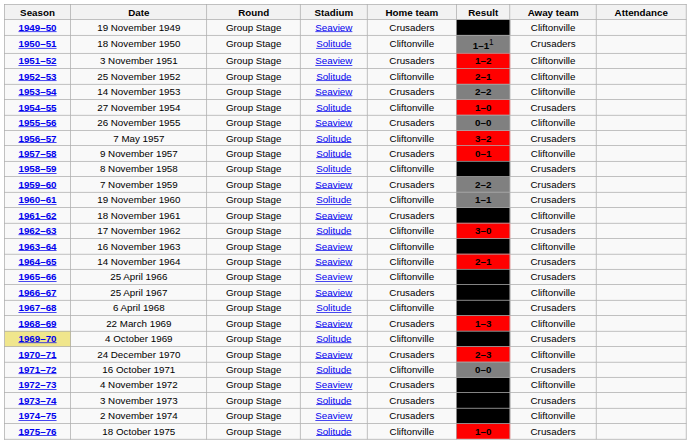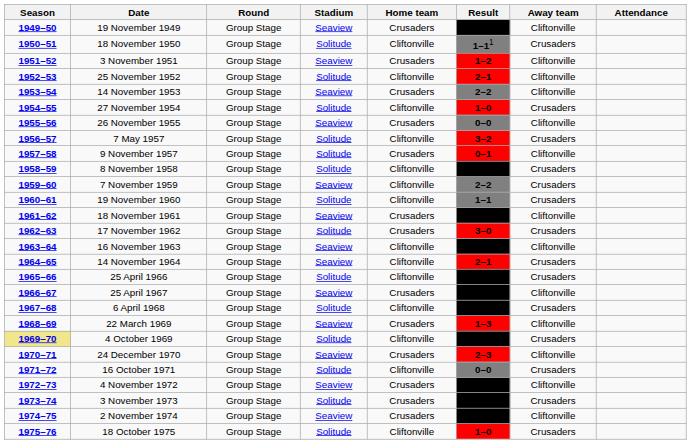(412, 184) Crusaders -> (412, 184) Cliftonville
(412, 230) Cliftonville -> (412, 230) Crusaders
(334, 277) Seaview -> (334, 277) Solitude
